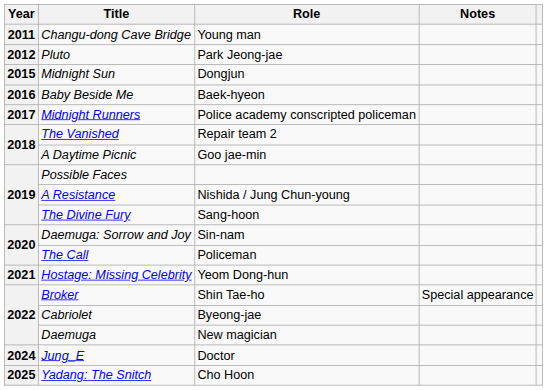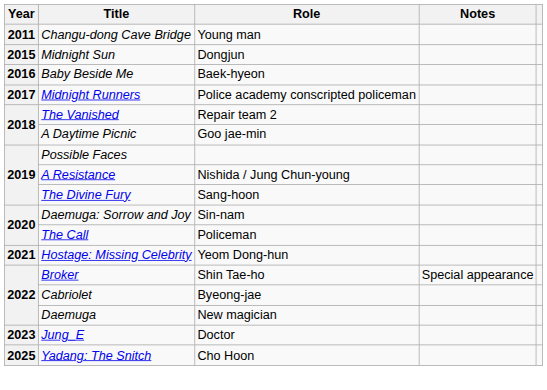- row: (56, 54)
(21, 355) 2024 -> (21, 335) 2023
